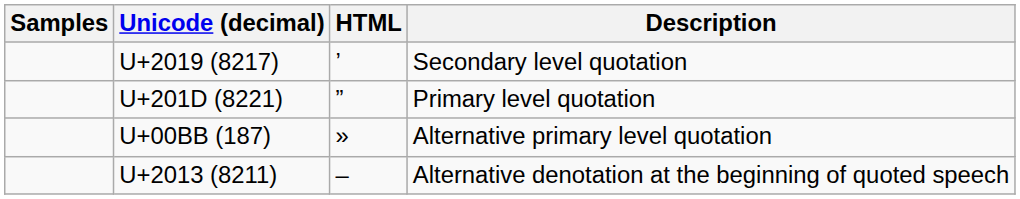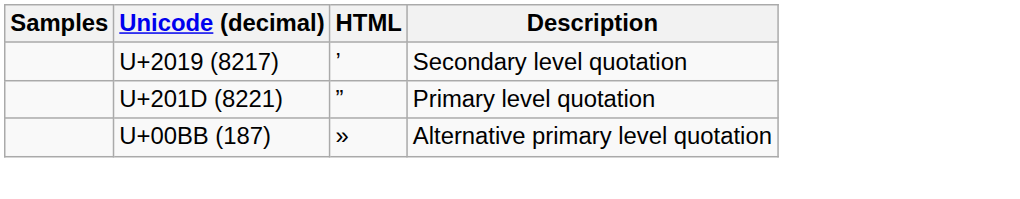- row: (198, 174)
